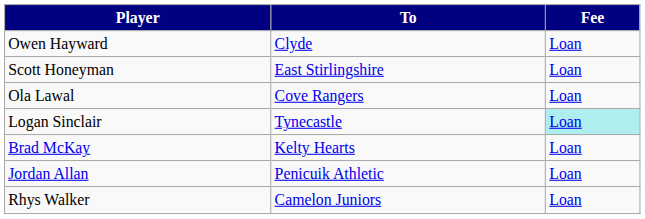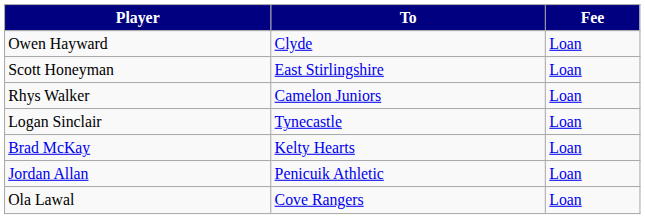rows swapped: (49, 200) <-> (41, 95)
(566, 121) paleturquoise background -> (566, 121) no background
